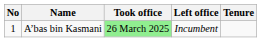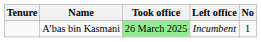columns swapped: (13, 12) <-> (239, 12)
